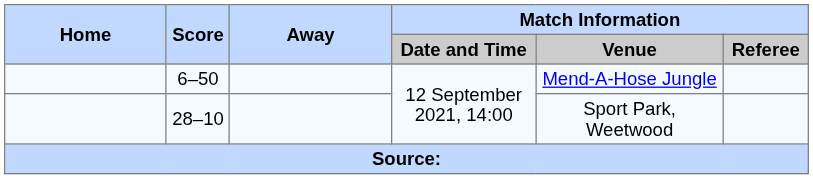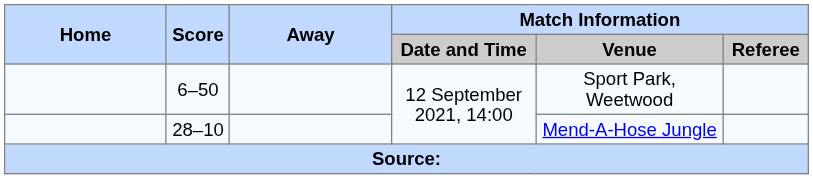(630, 79) Mend-A-Hose Jungle -> (630, 89) Sport Park, Weetwood
(630, 119) Sport Park, Weetwood -> (630, 129) Mend-A-Hose Jungle
